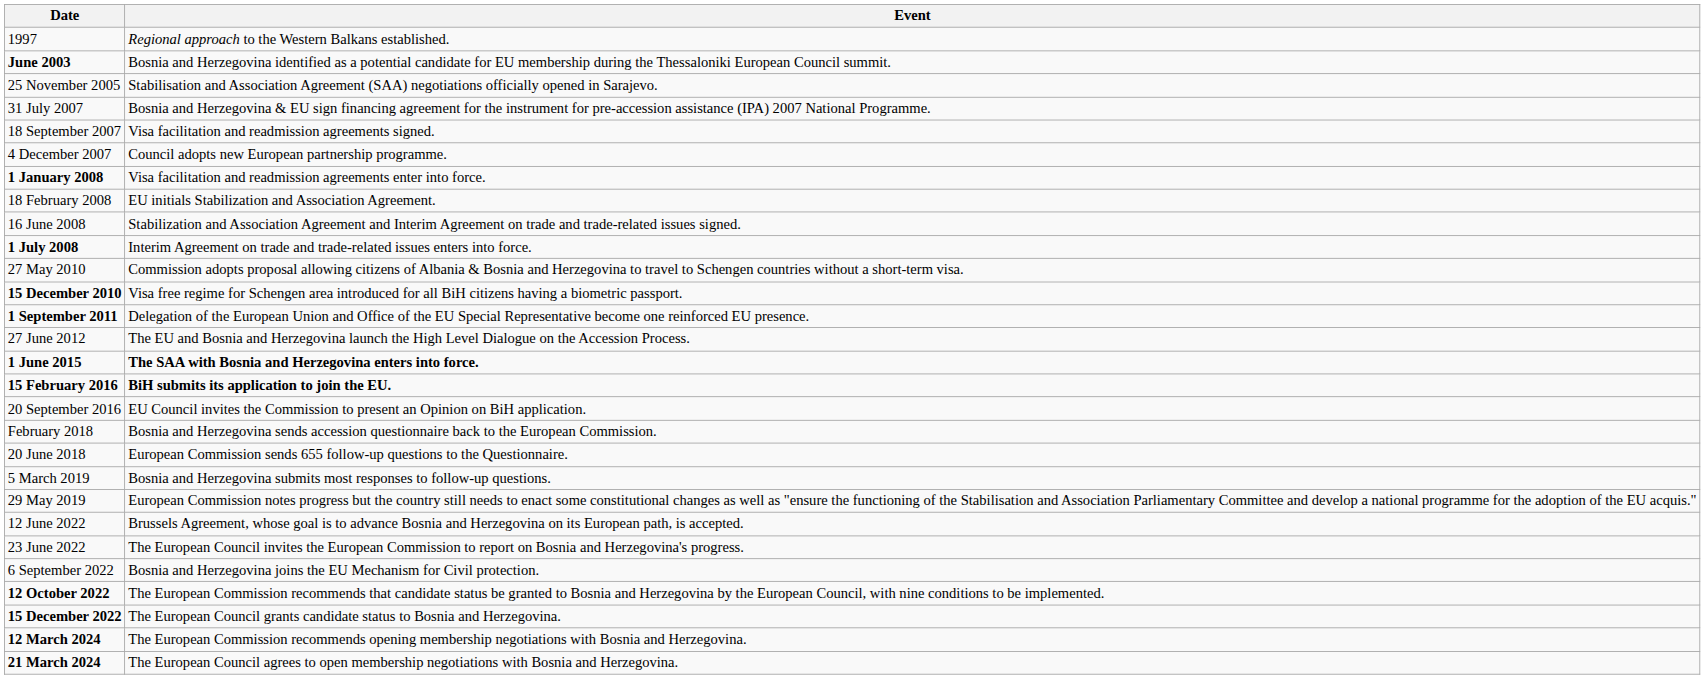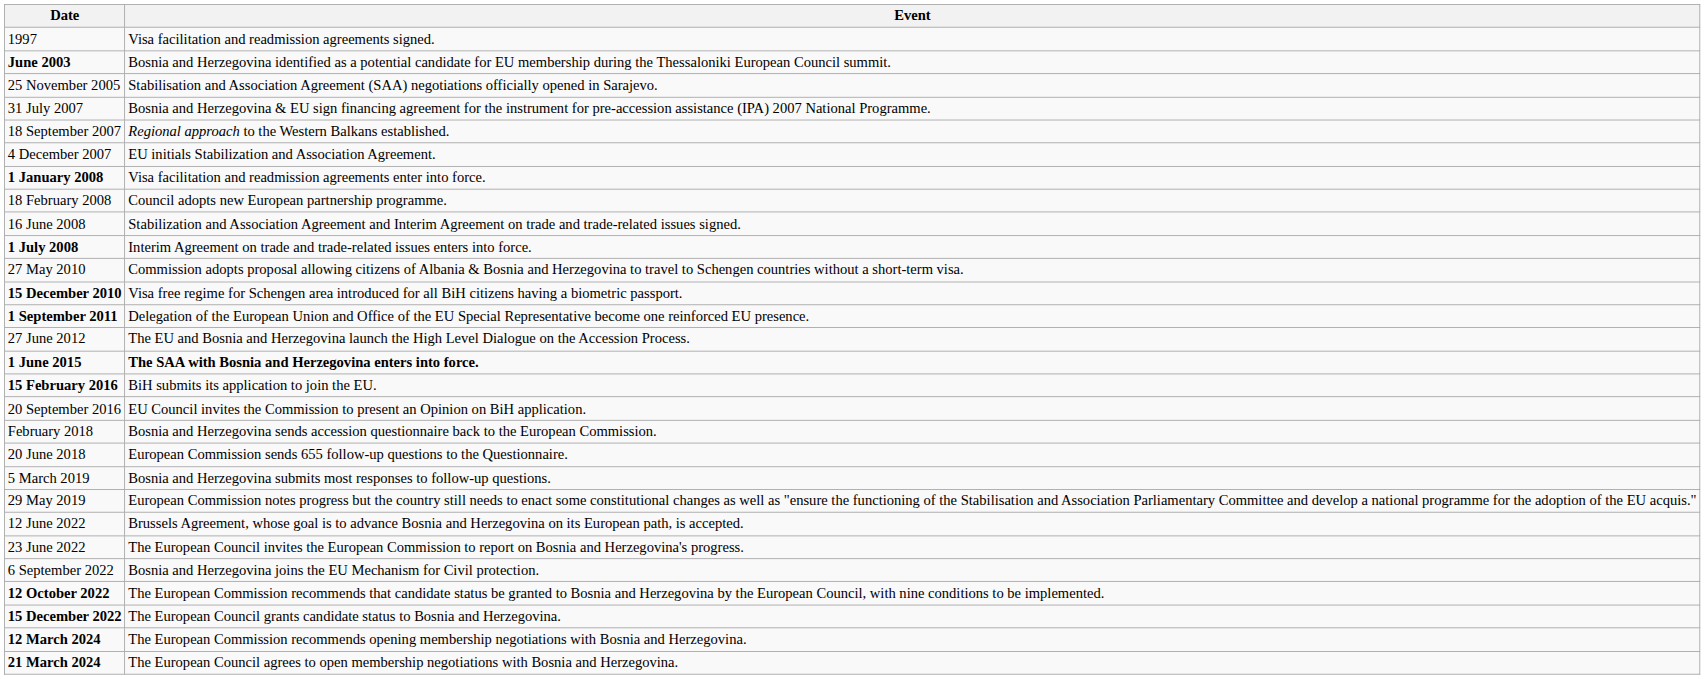(289, 39) Regional approach to the Western Balkans established. -> (281, 39) Visa facilitation and readmission agreements signed.
(281, 131) Visa facilitation and readmission agreements signed. -> (289, 131) Regional approach to the Western Balkans established.
(288, 154) Council adopts new European partnership programme. -> (282, 154) EU initials Stabilization and Association Agreement.
(282, 200) EU initials Stabilization and Association Agreement. -> (288, 200) Council adopts new European partnership programme.
(260, 385) bold -> (252, 385) normal
